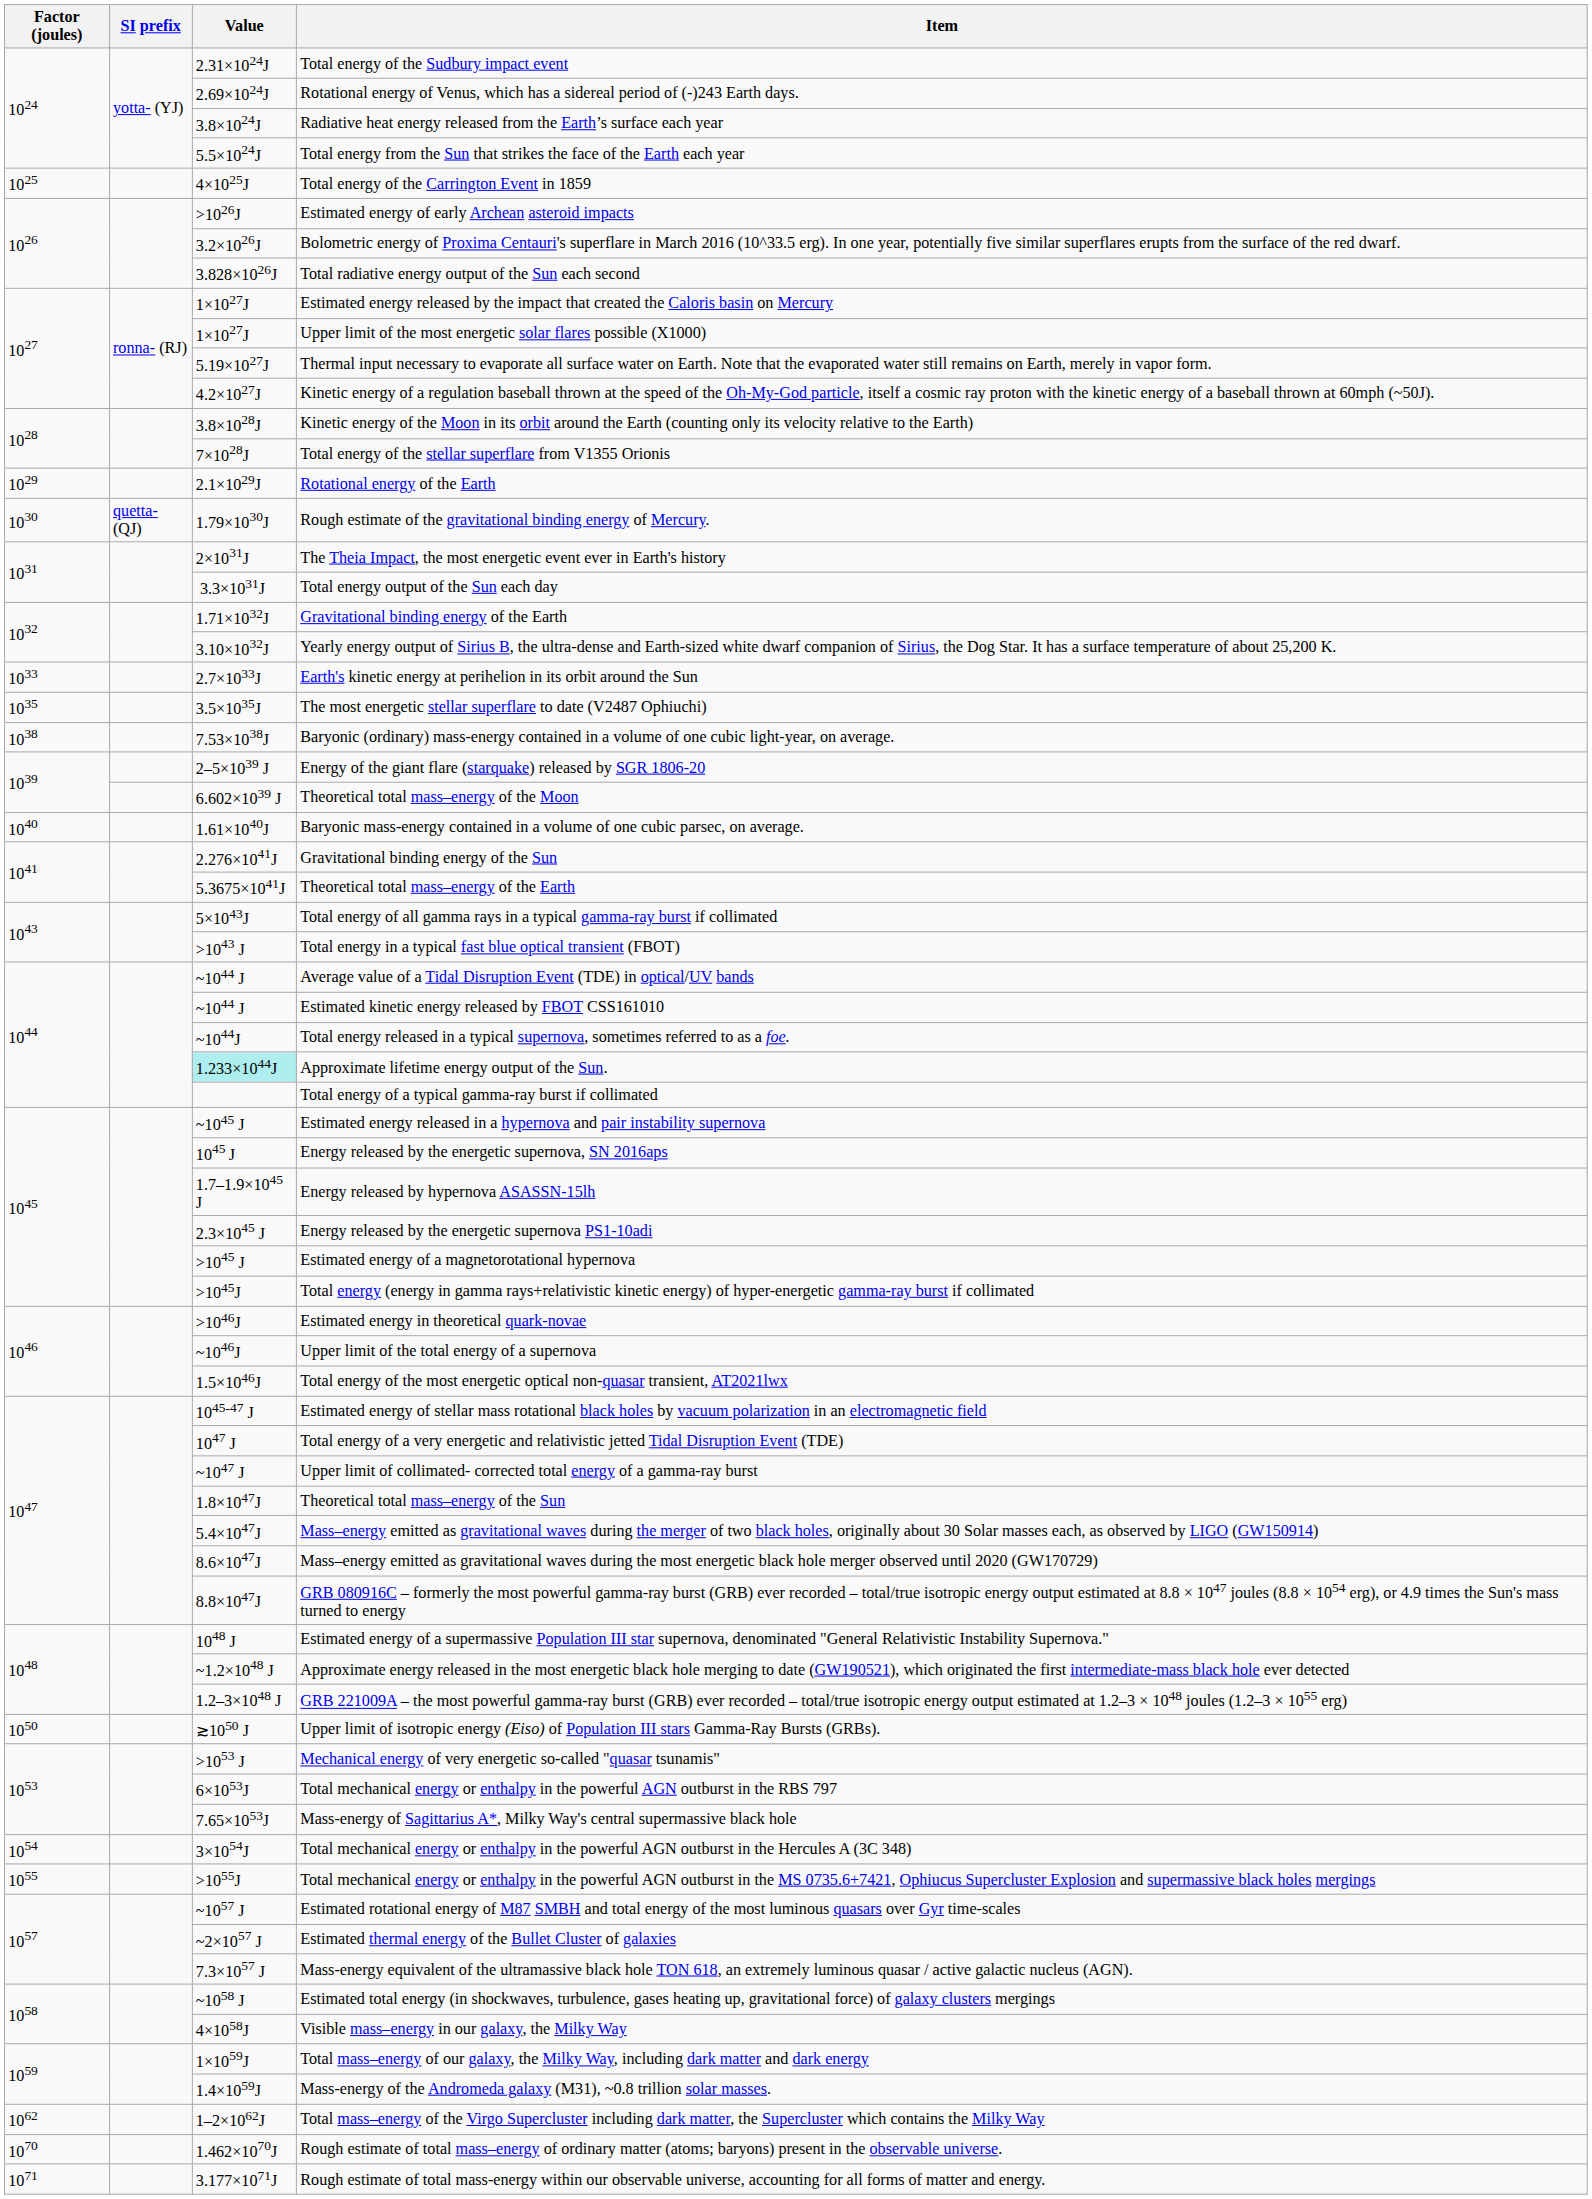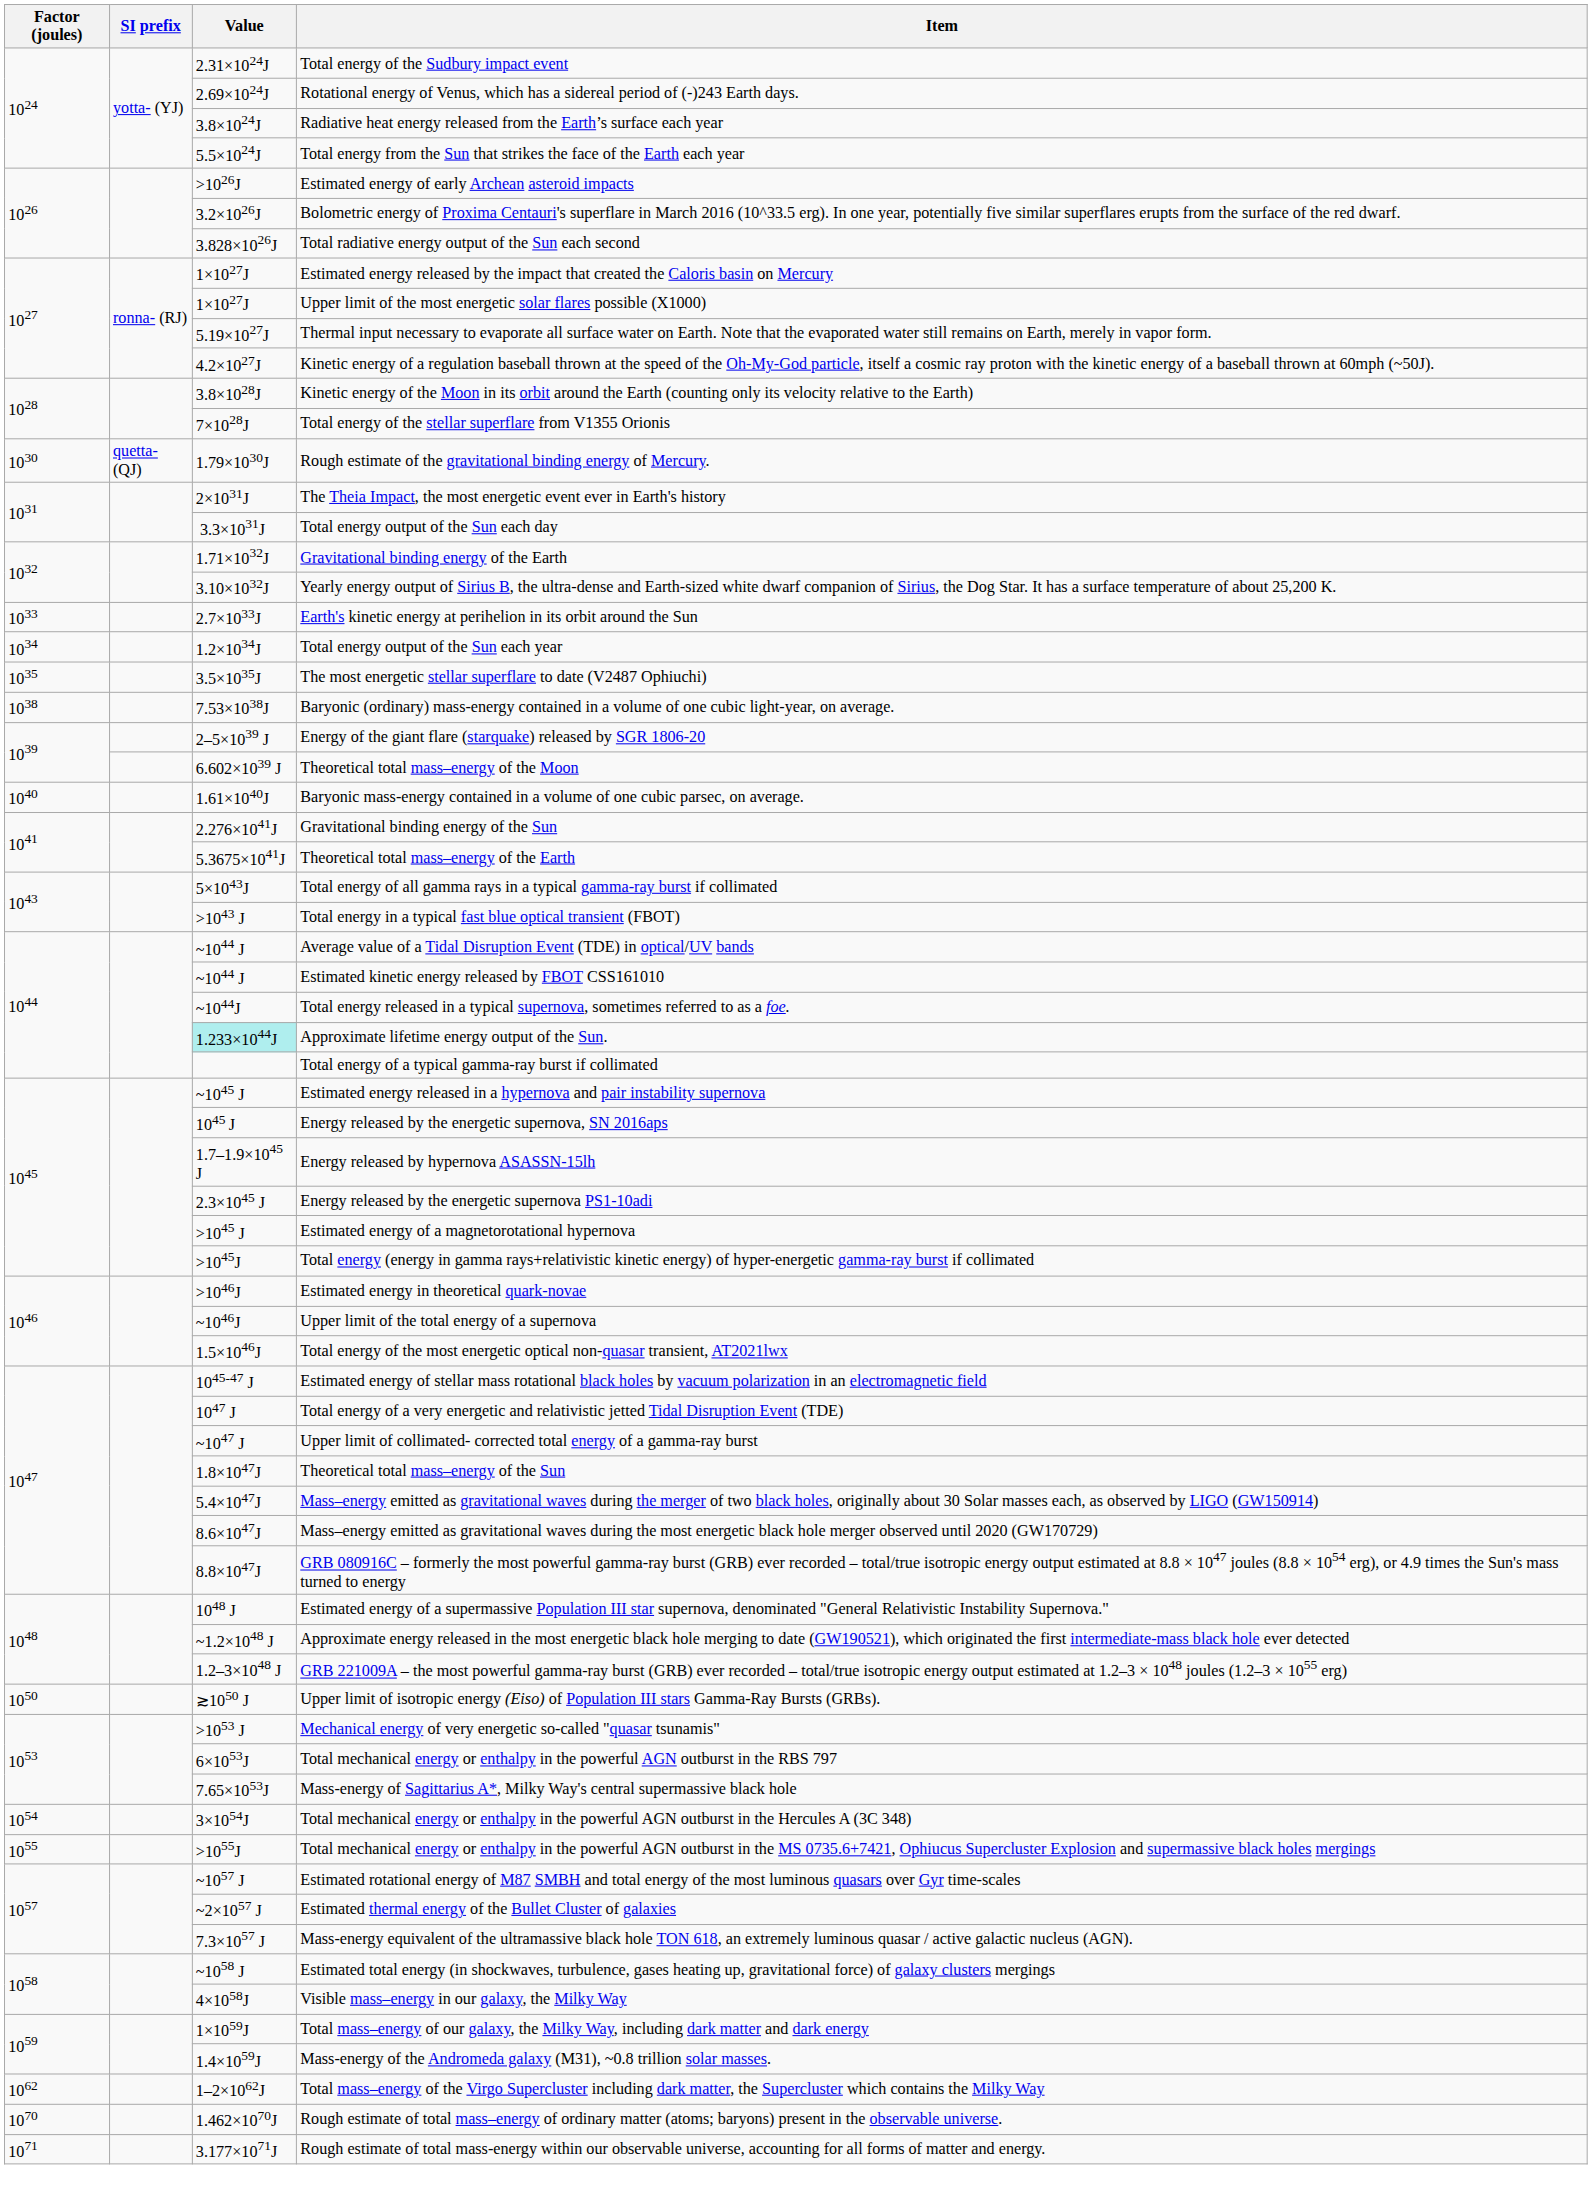- row: (446, 183)
- row: (398, 483)
+ row: (431, 647)
